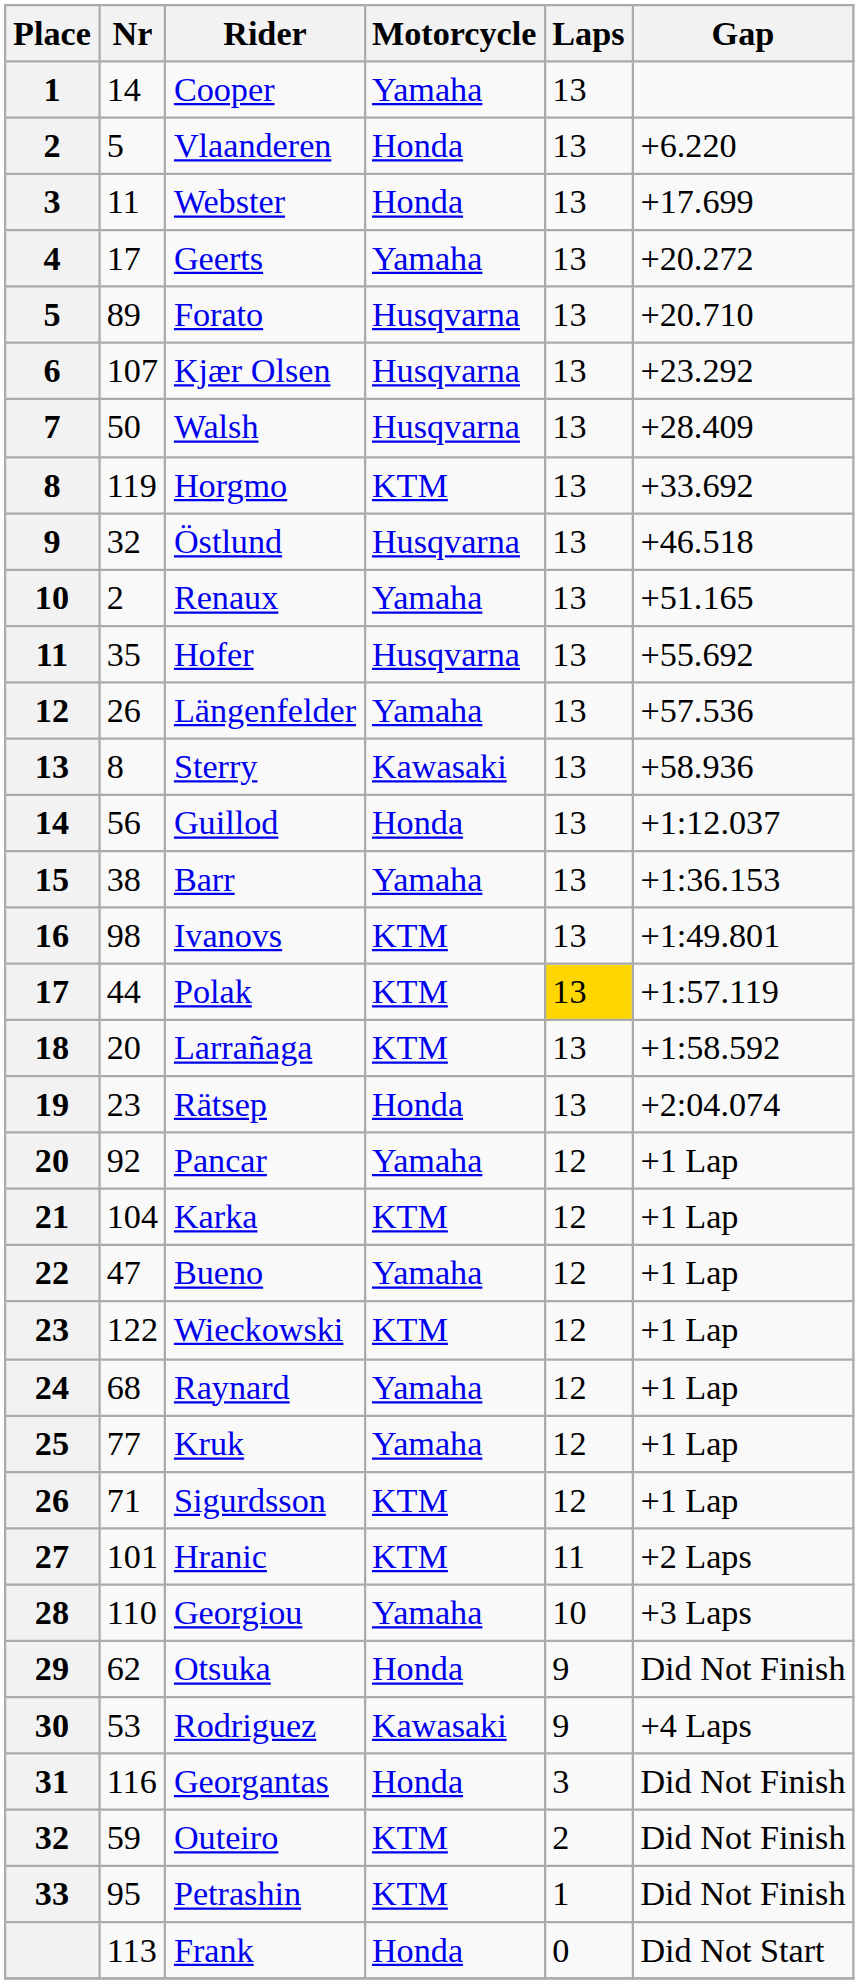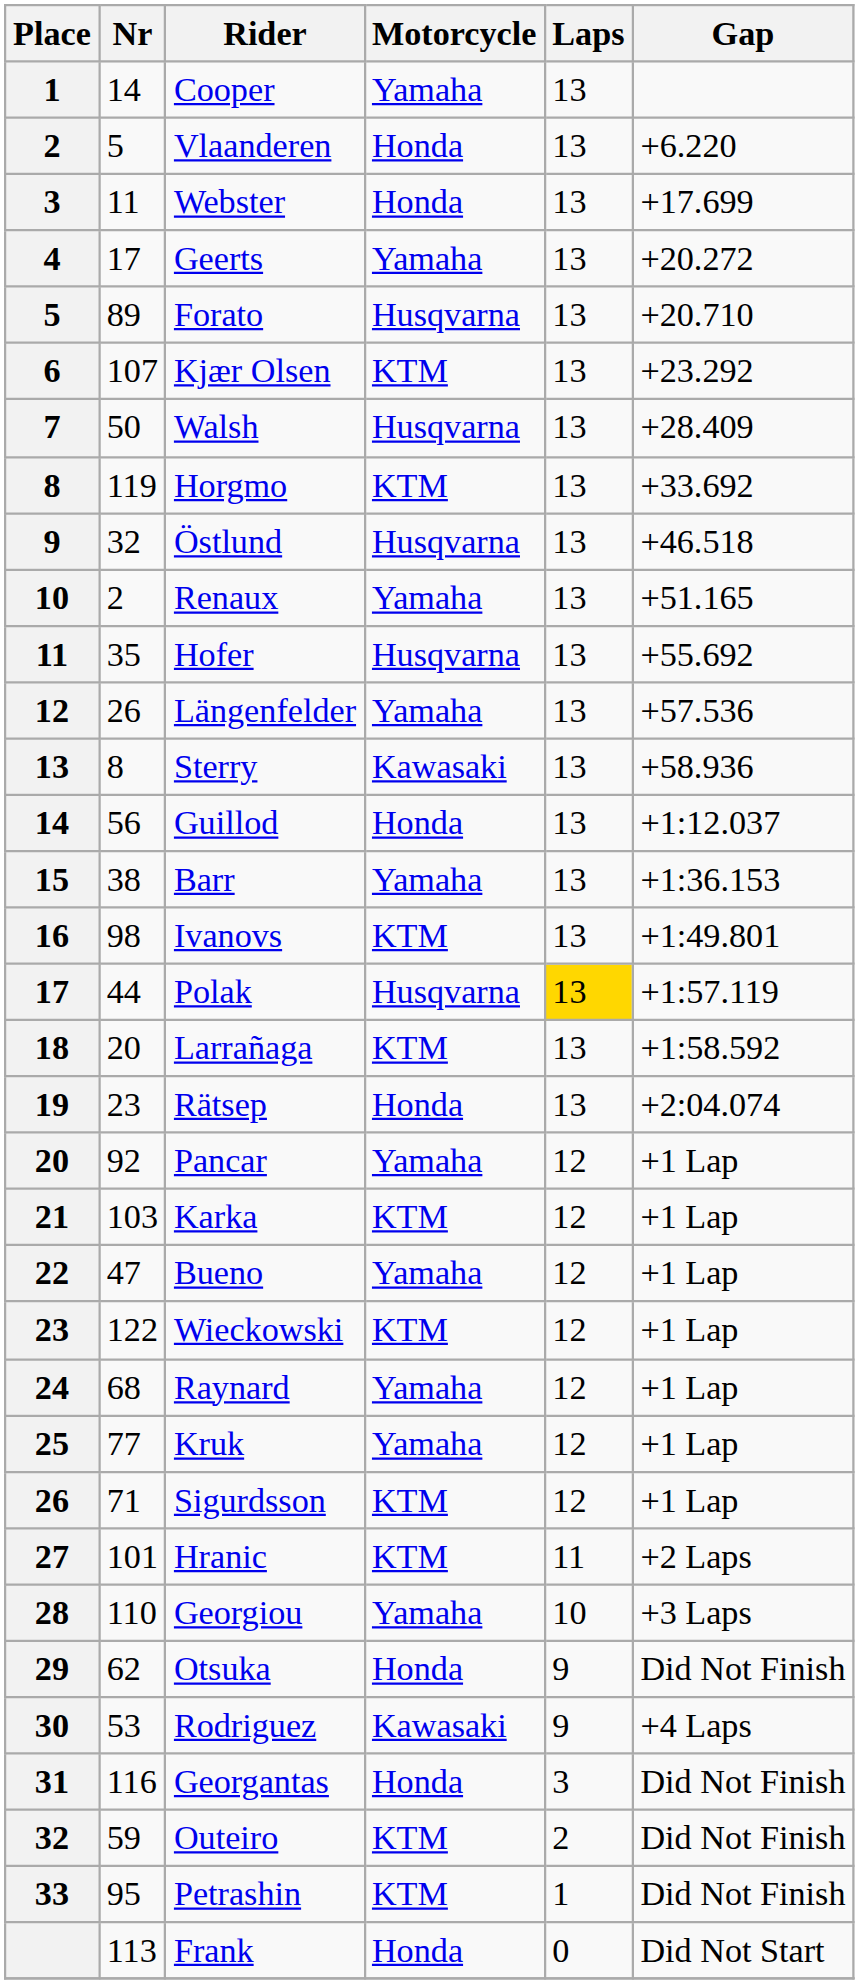(446, 371) Husqvarna -> (410, 371) KTM
(410, 991) KTM -> (446, 991) Husqvarna
(132, 1217) 104 -> (132, 1217) 103
